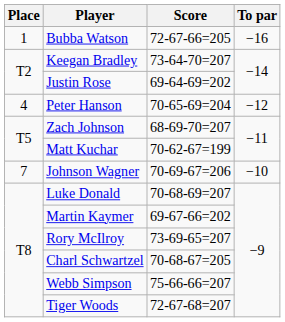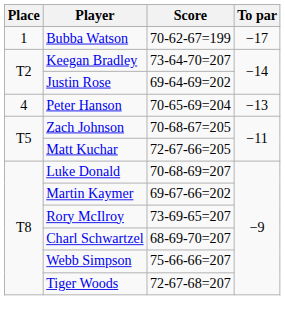(190, 37) 72-67-66=205 -> (190, 37) 70-62-67=199
(257, 37) −16 -> (257, 37) −17
(257, 104) −12 -> (257, 104) −13
(190, 127) 68-69-70=207 -> (190, 127) 70-68-67=205
(190, 149) 70-62-67=199 -> (190, 149) 72-67-66=205
- row: (93, 171)
(190, 261) 70-68-67=205 -> (190, 238) 68-69-70=207
